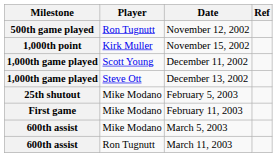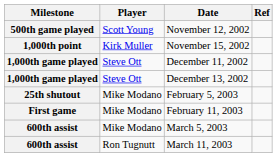(129, 29) Ron Tugnutt -> (128, 29) Scott Young
(128, 62) Scott Young -> (122, 62) Steve Ott
